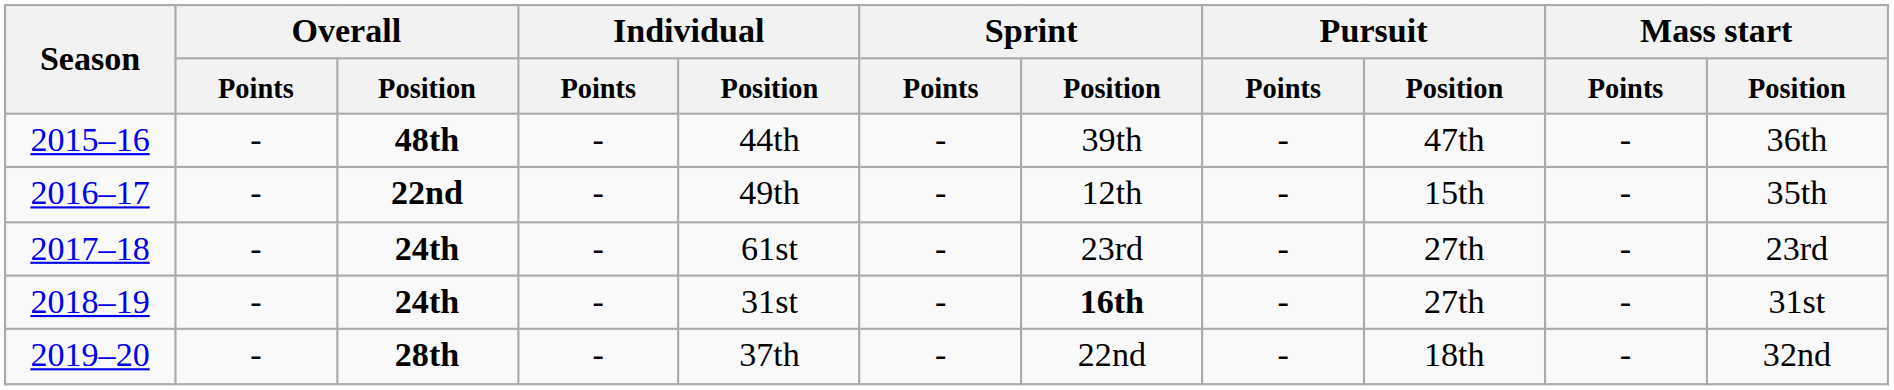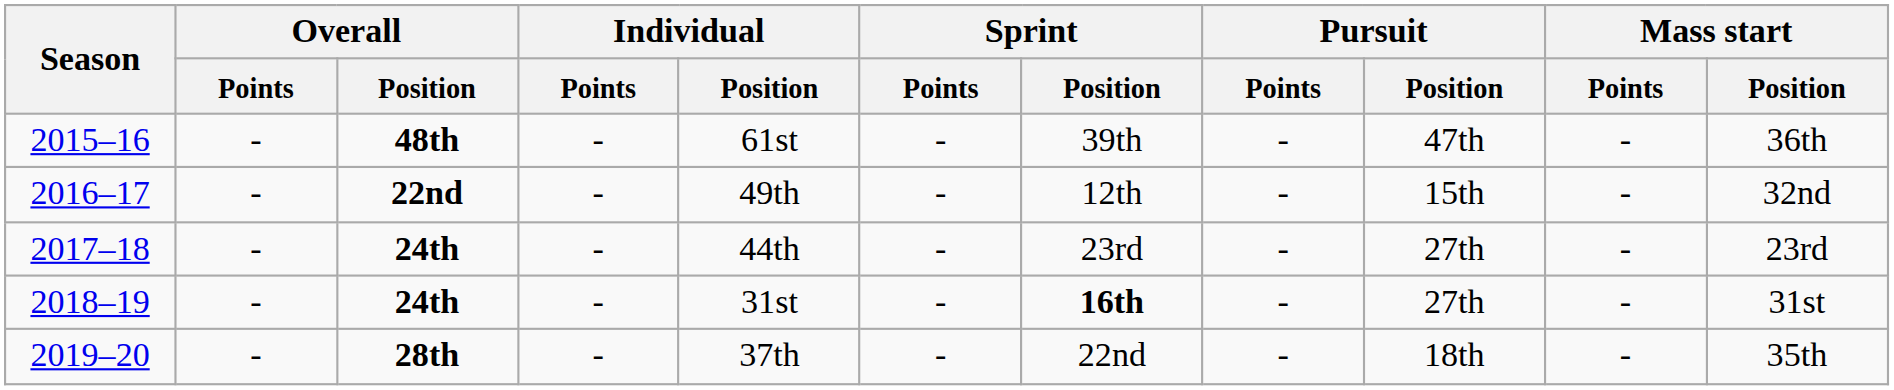(769, 139) 44th -> (769, 139) 61st
(1797, 193) 35th -> (1797, 193) 32nd
(769, 247) 61st -> (769, 247) 44th
(1797, 355) 32nd -> (1797, 355) 35th
